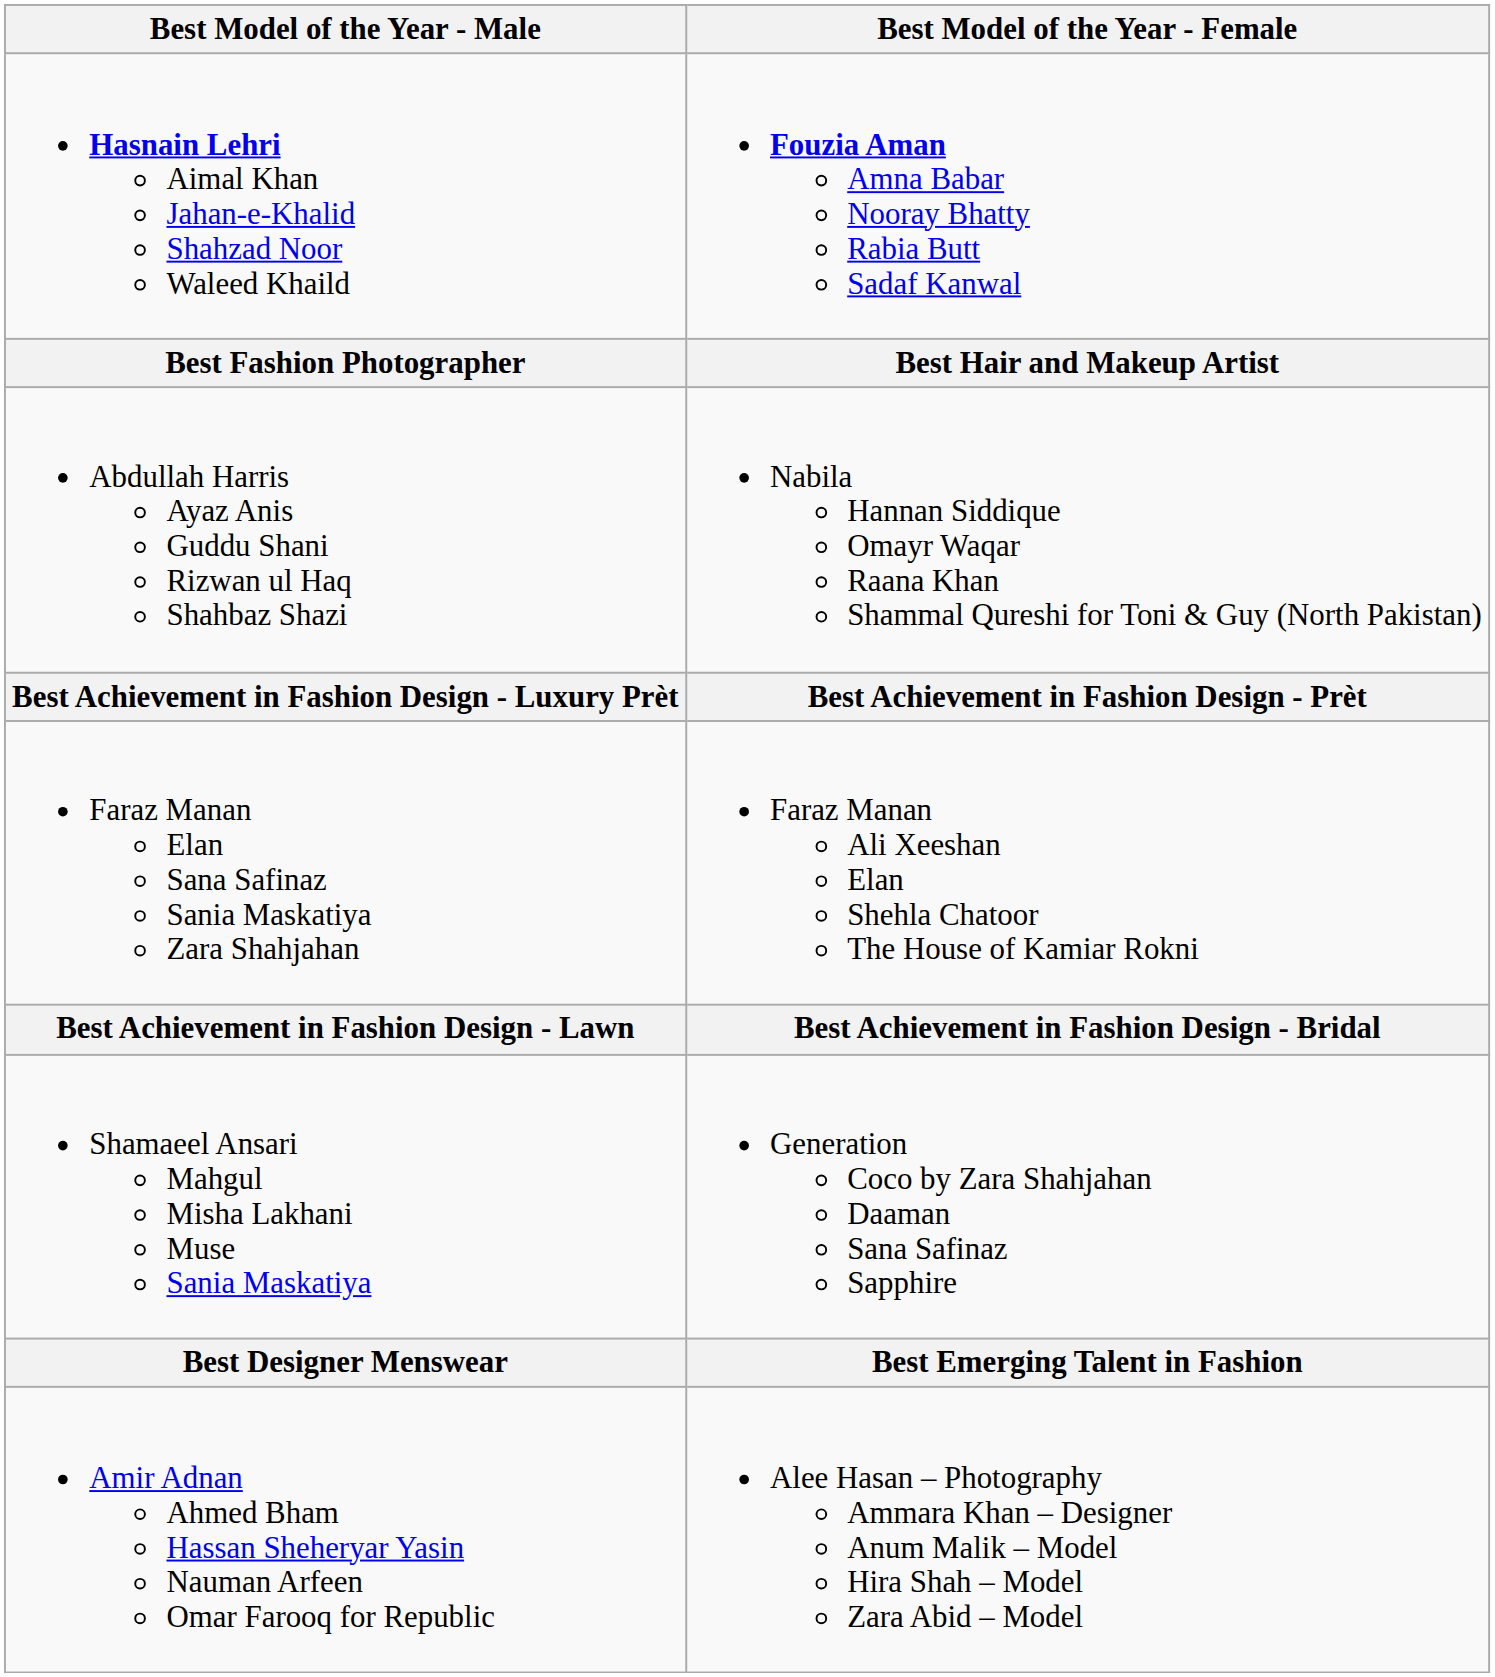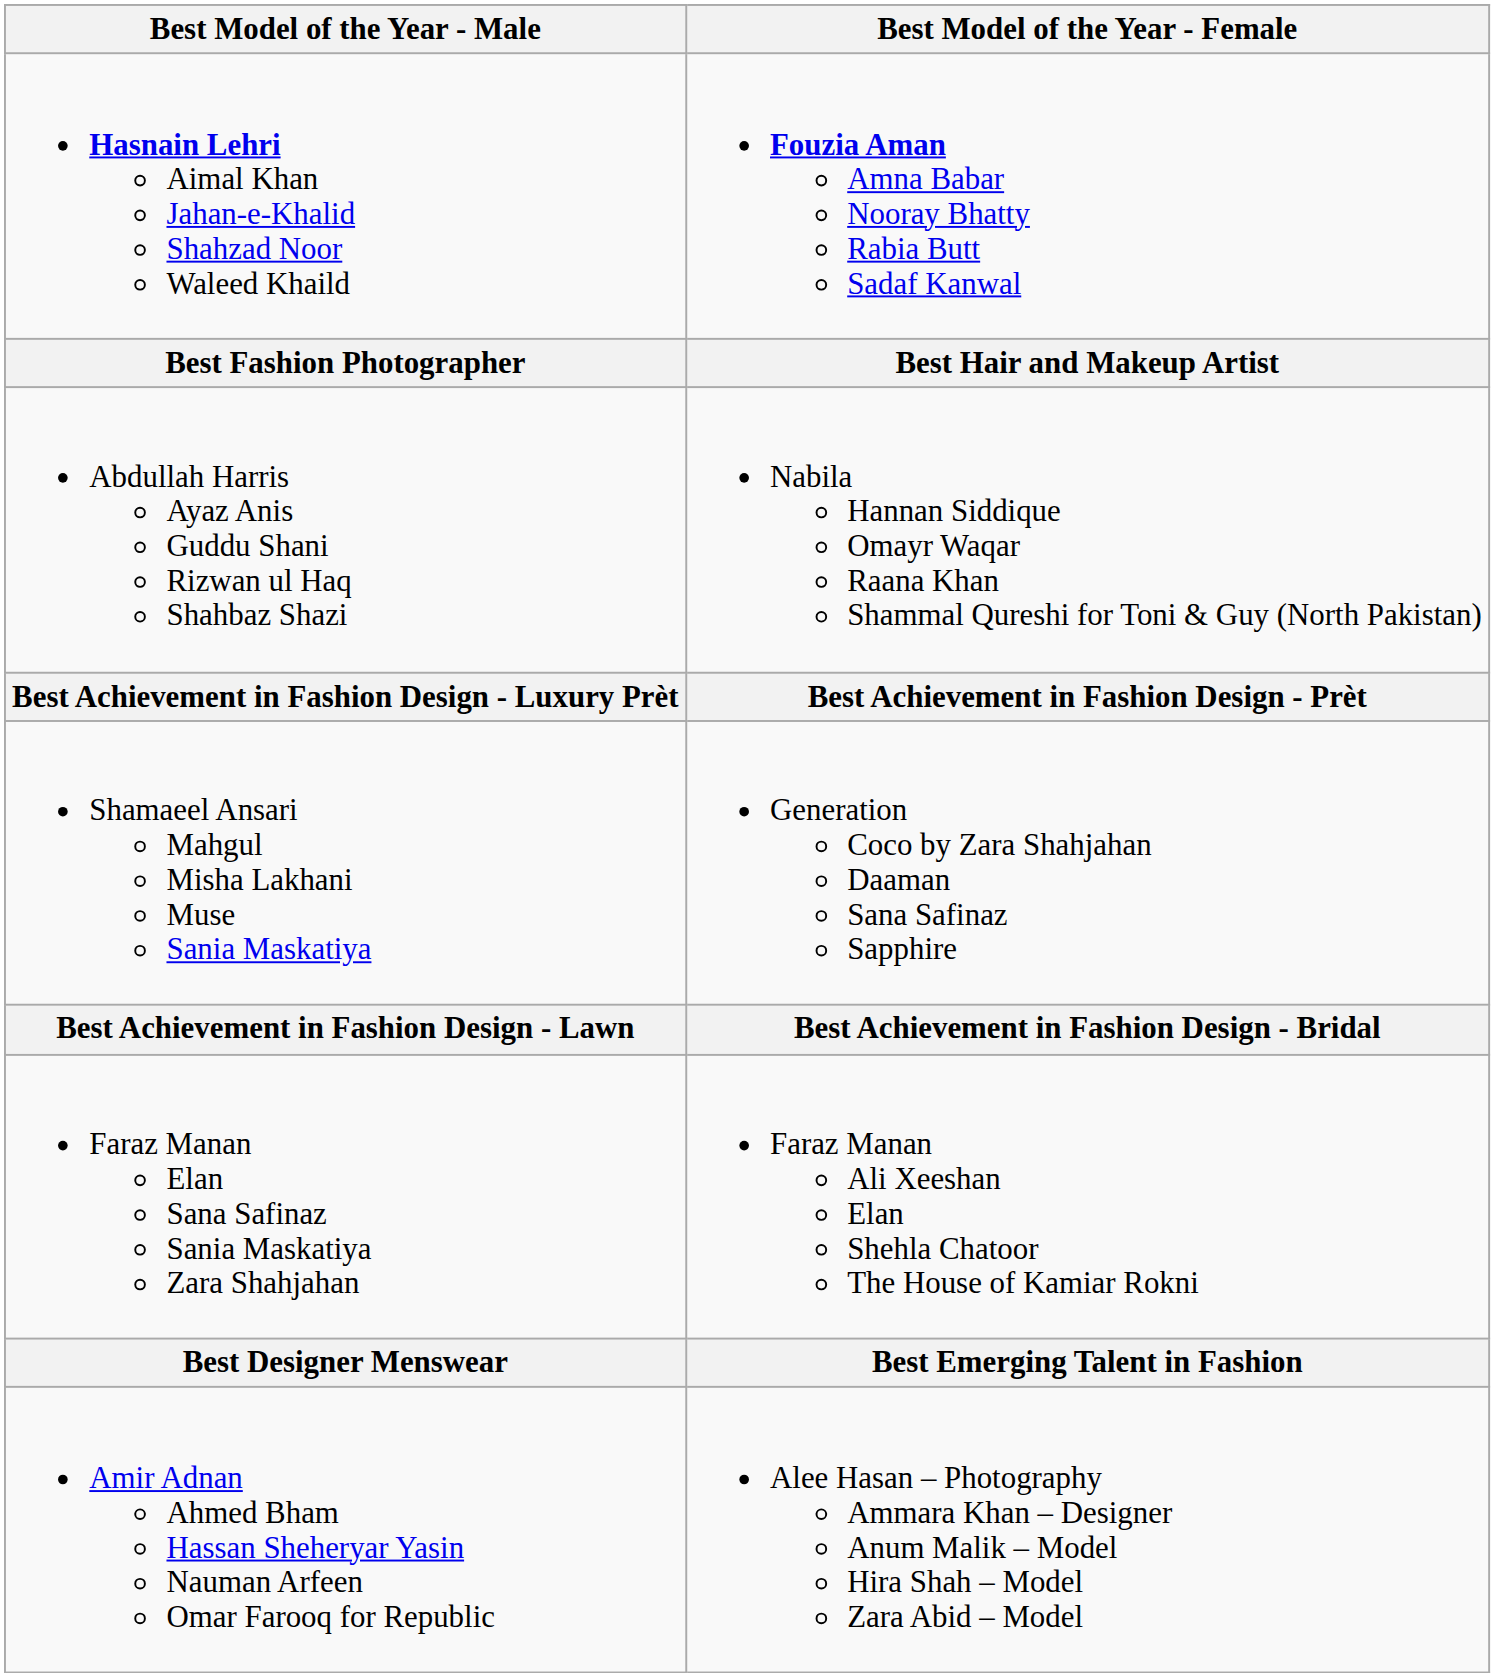rows swapped: (345, 1214) <-> (345, 880)
